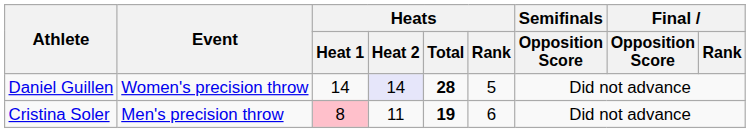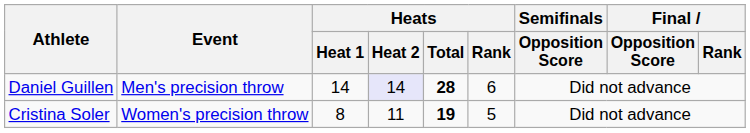(215, 88) Women's precision throw -> (202, 88) Men's precision throw
(491, 88) 5 -> (491, 88) 6
(202, 114) Men's precision throw -> (215, 114) Women's precision throw
(340, 114) pink background -> (340, 114) no background
(491, 114) 6 -> (491, 114) 5
